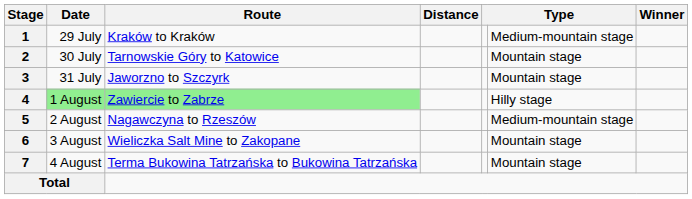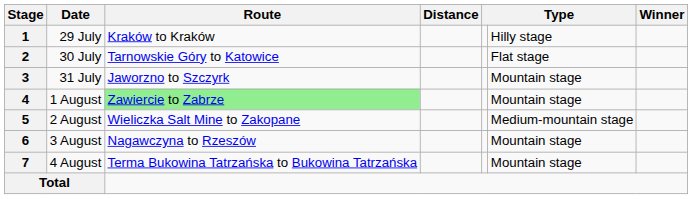(562, 36) Medium-mountain stage -> (521, 36) Hilly stage
(536, 57) Mountain stage -> (520, 57) Flat stage
(76, 99) lightgreen background -> (76, 99) no background
(521, 99) Hilly stage -> (536, 99) Mountain stage
(182, 120) Nagawczyna to Rzeszów -> (204, 120) Wieliczka Salt Mine to Zakopane
(204, 141) Wieliczka Salt Mine to Zakopane -> (182, 141) Nagawczyna to Rzeszów
